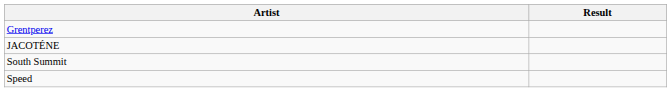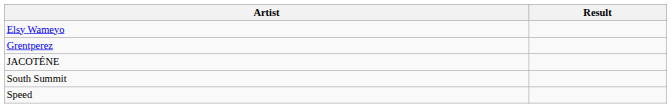+ row: (36, 29)
